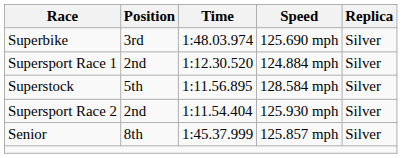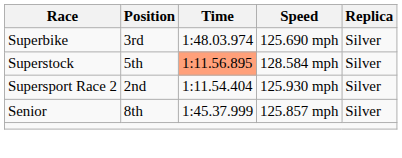- row: (62, 63)
(217, 87) no background -> (217, 63) lightsalmon background
